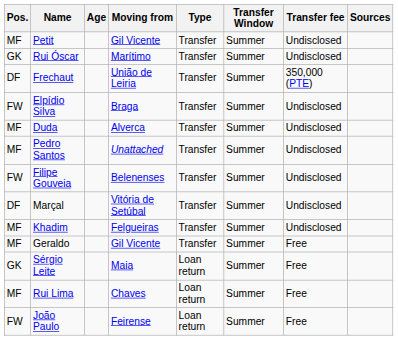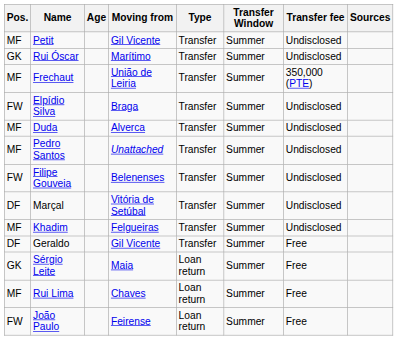(14, 78) DF -> (14, 78) MF
(14, 244) MF -> (14, 244) DF
